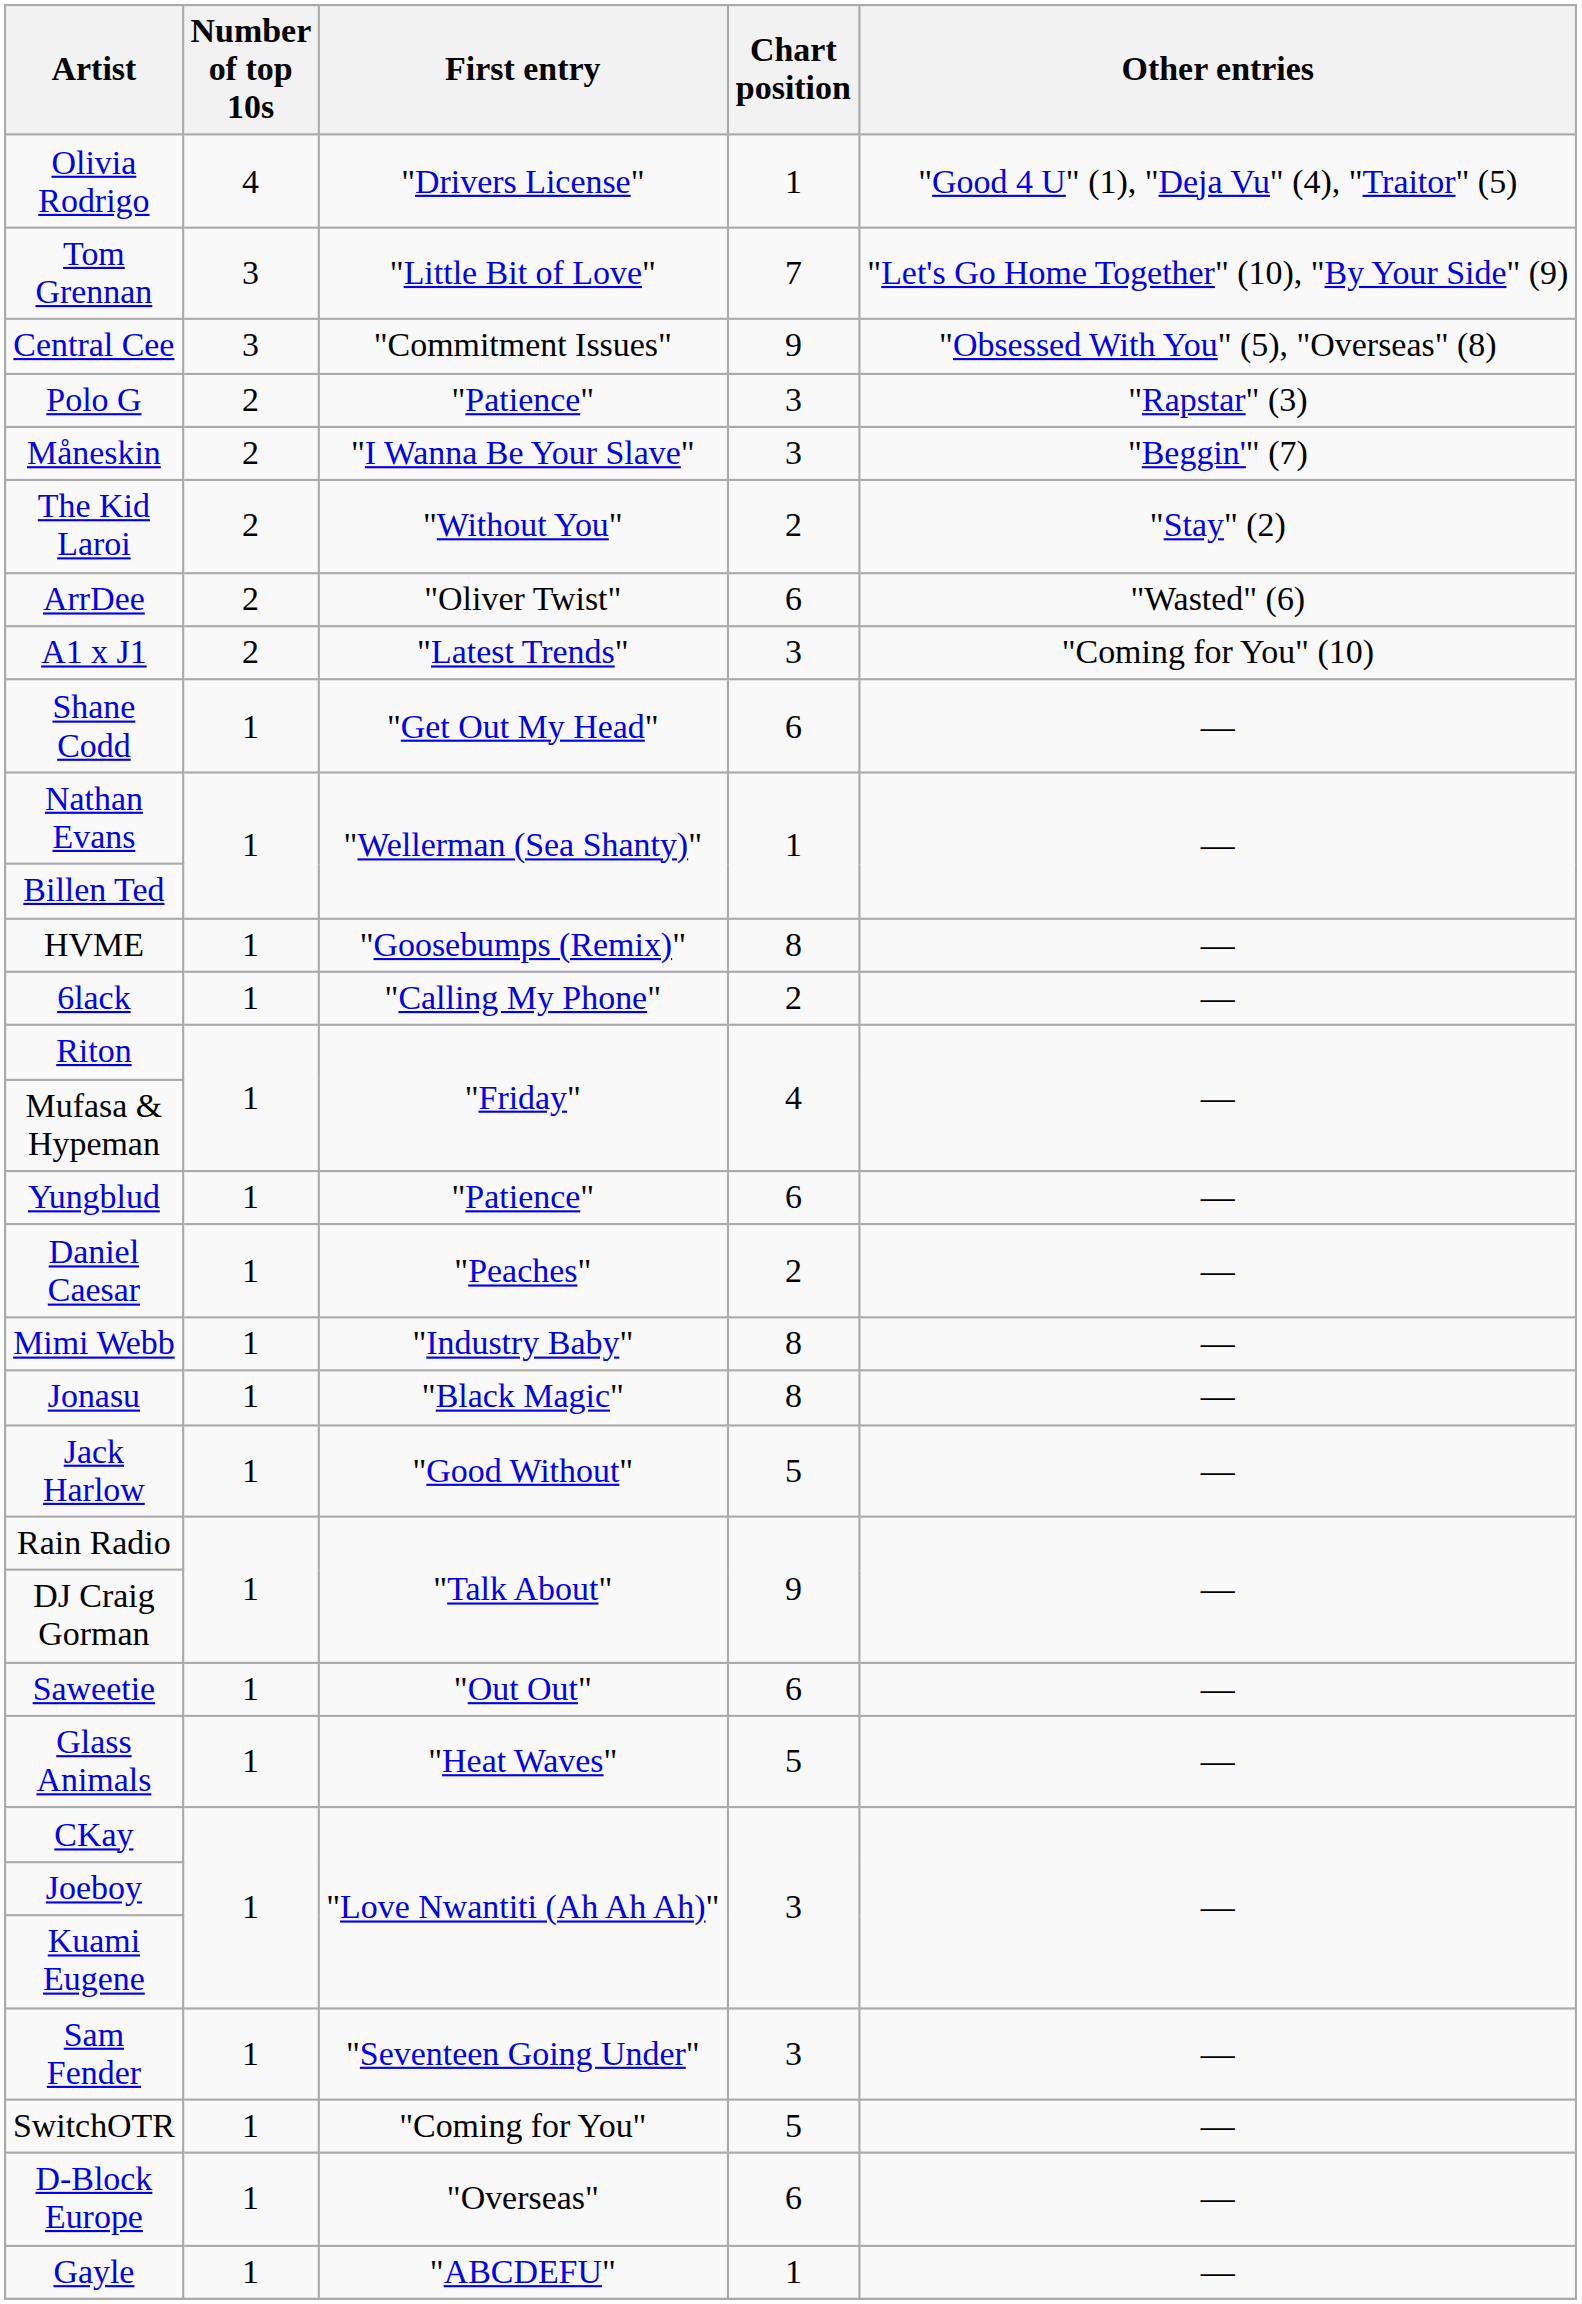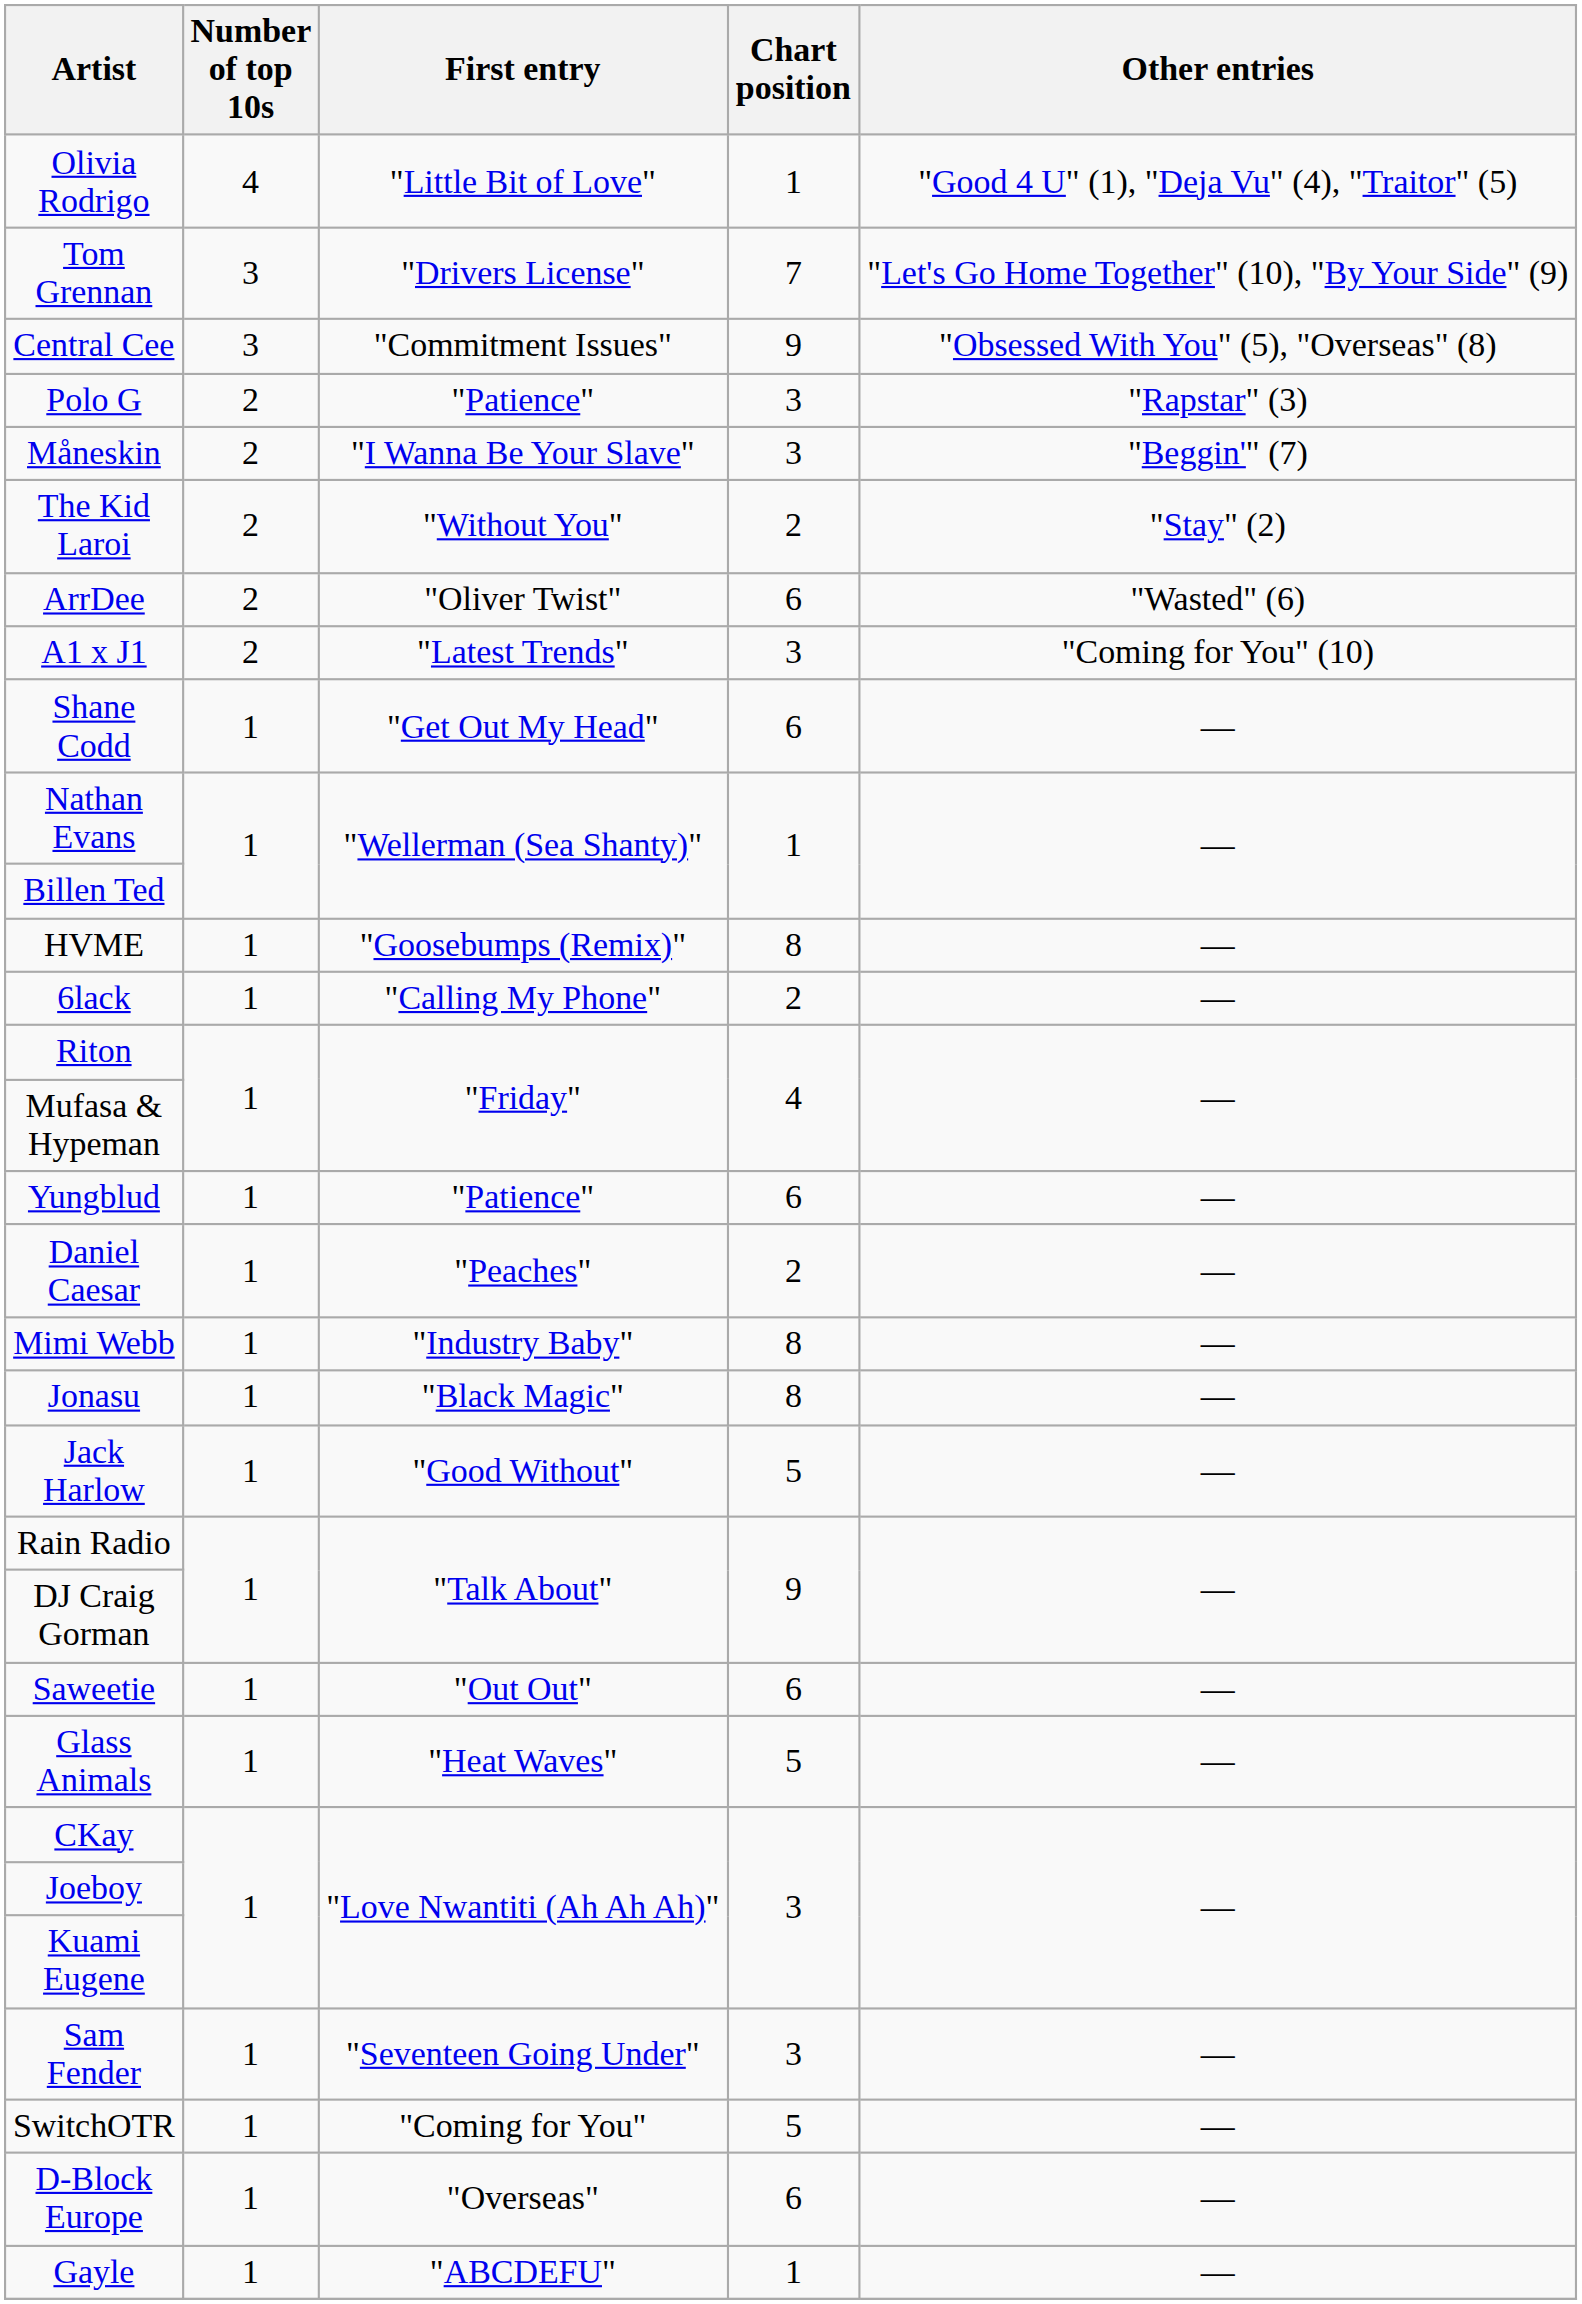(523, 180) "Drivers License" -> (523, 180) "Little Bit of Love"
(523, 272) "Little Bit of Love" -> (523, 272) "Drivers License"
